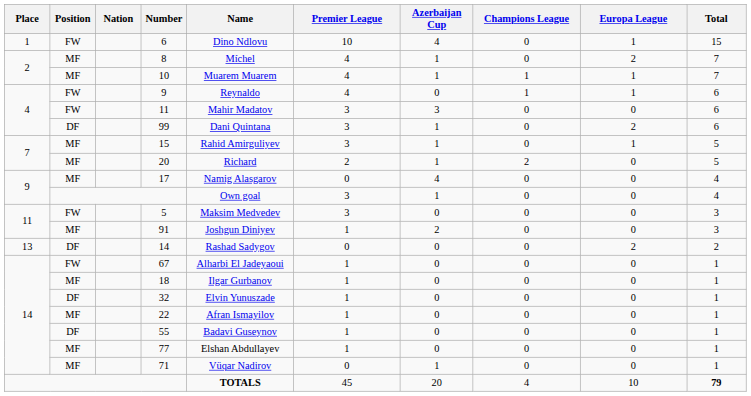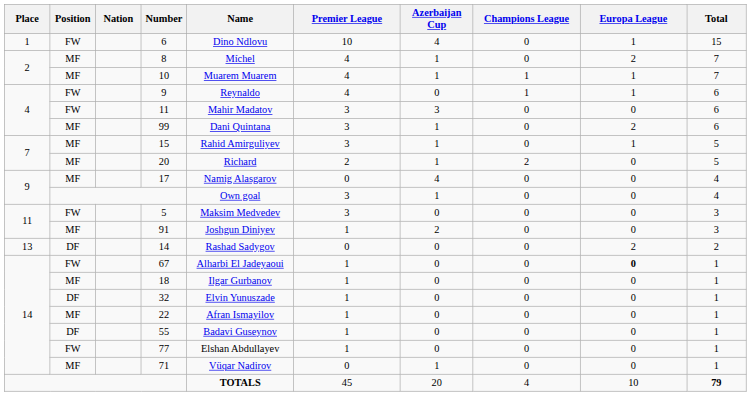(73, 127) DF -> (73, 127) MF
(633, 264) normal -> (633, 264) bold
(73, 349) MF -> (73, 349) FW
